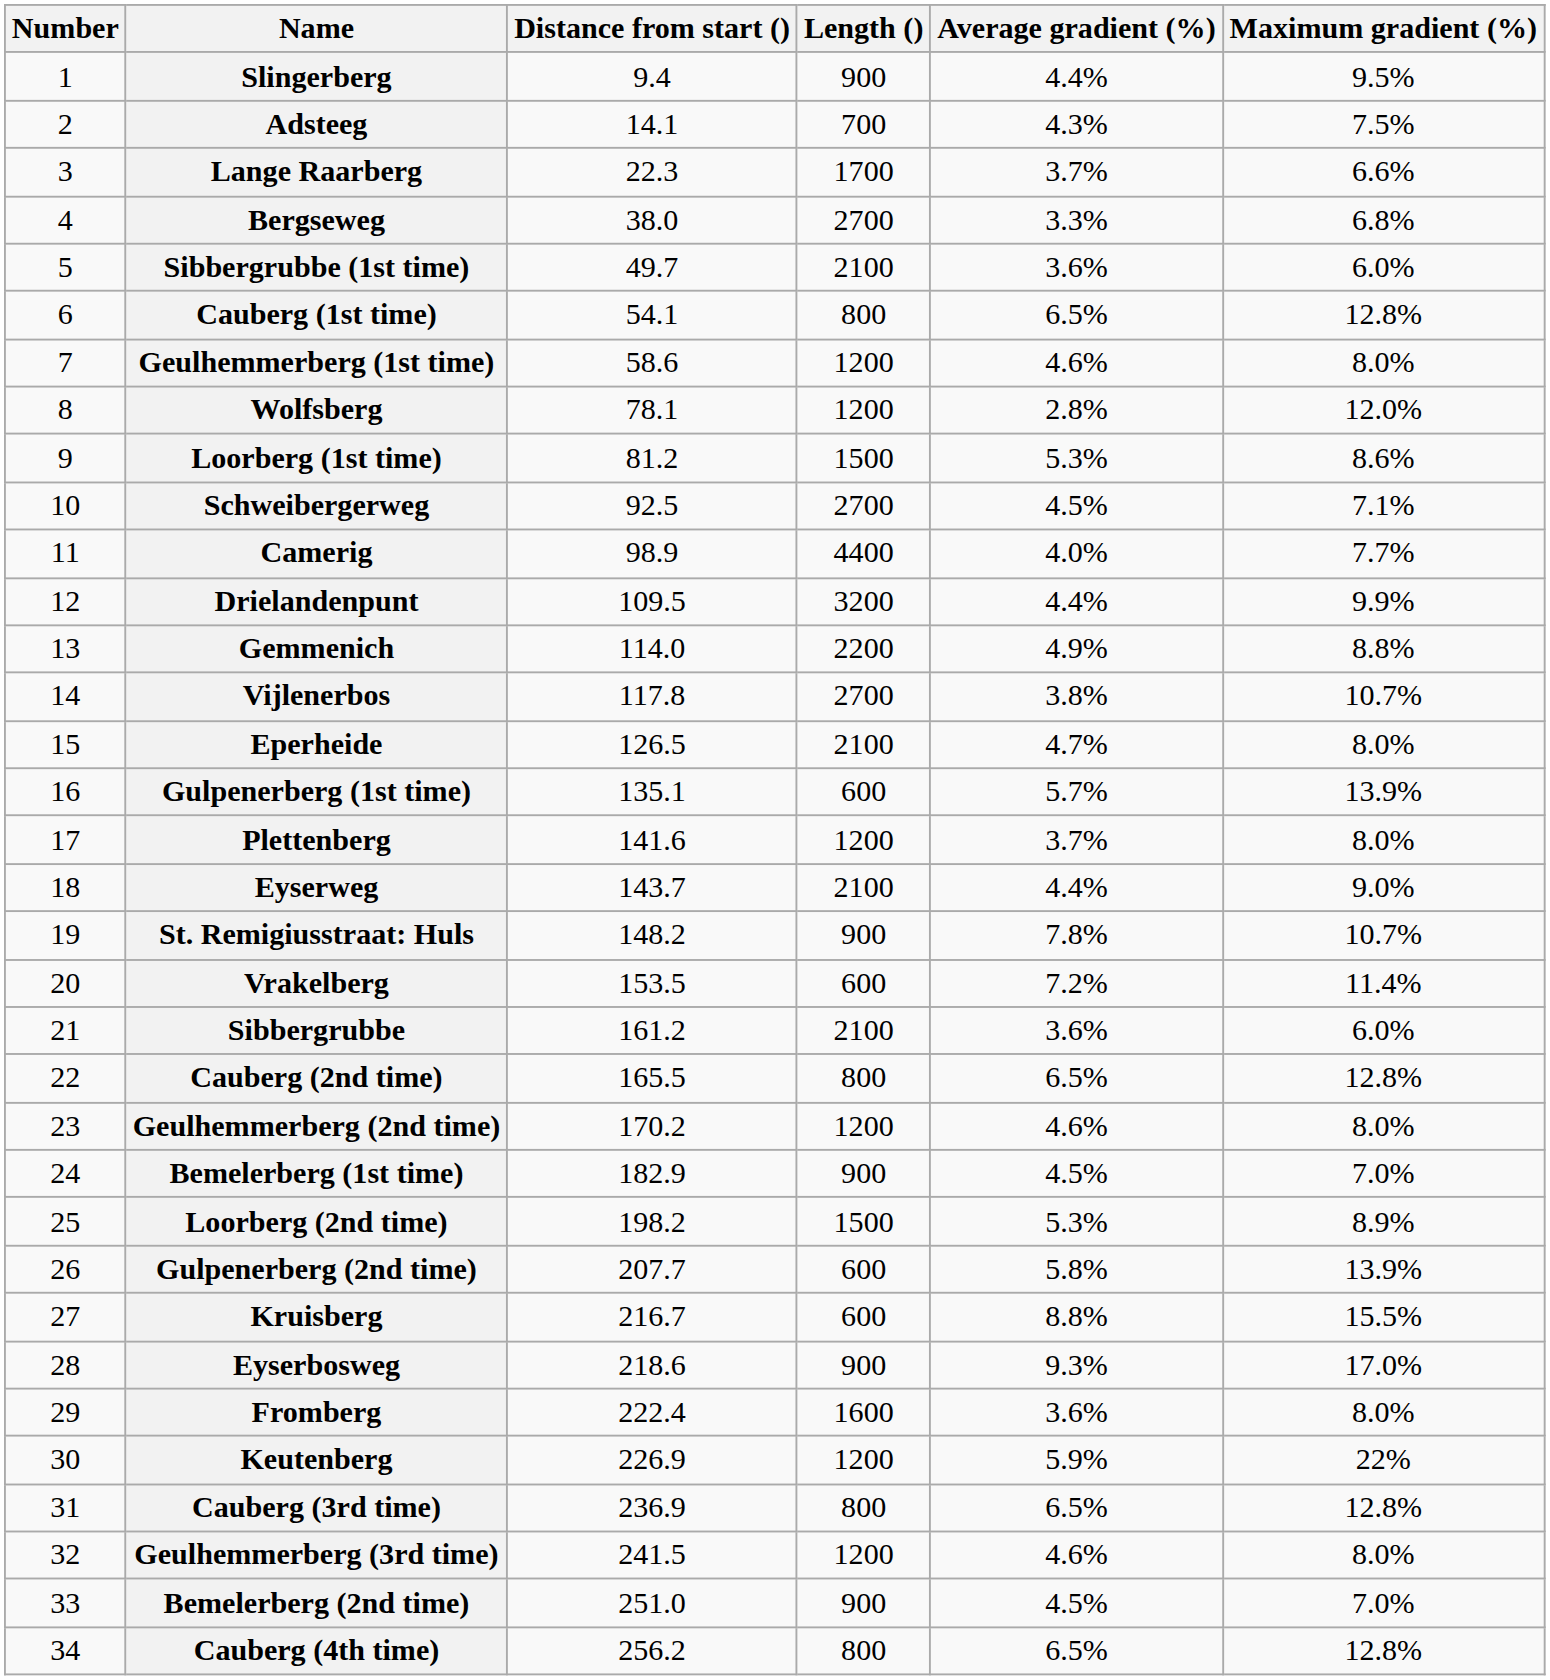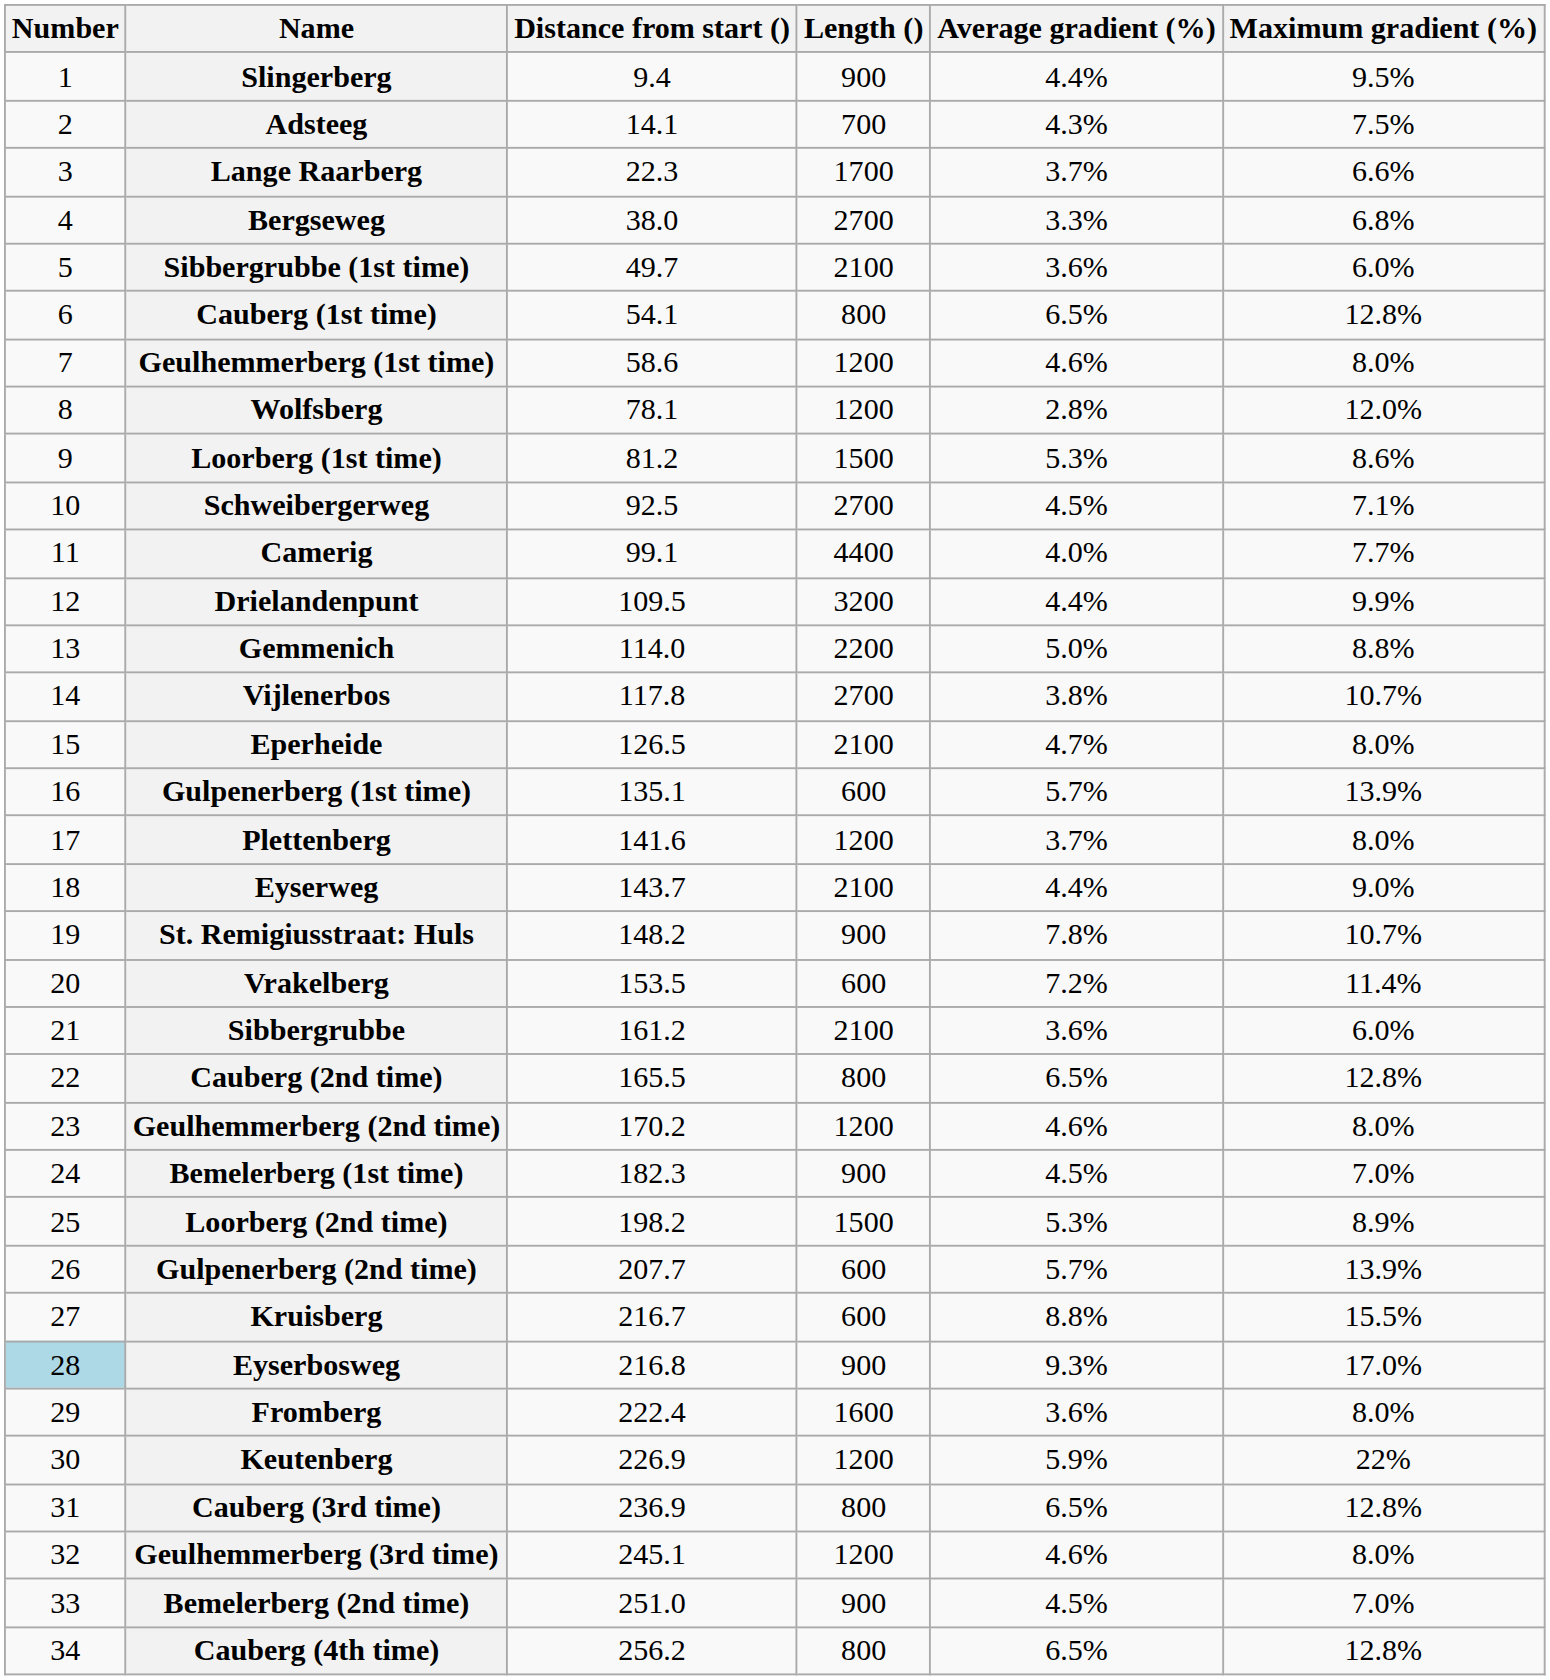(652, 553) 98.9 -> (652, 553) 99.1
(1076, 648) 4.9% -> (1076, 648) 5.0%
(652, 1173) 182.9 -> (652, 1173) 182.3
(1076, 1268) 5.8% -> (1076, 1268) 5.7%
(65, 1364) no background -> (65, 1364) lightblue background
(652, 1364) 218.6 -> (652, 1364) 216.8
(652, 1554) 241.5 -> (652, 1554) 245.1
